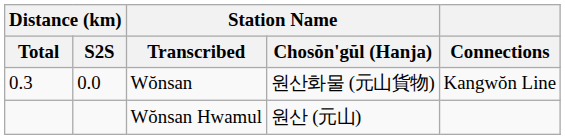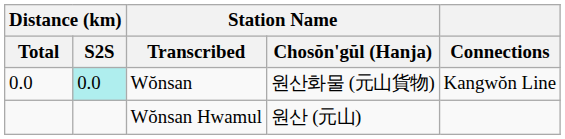(21, 83) 0.3 -> (21, 83) 0.0
(89, 83) no background -> (89, 83) paleturquoise background
